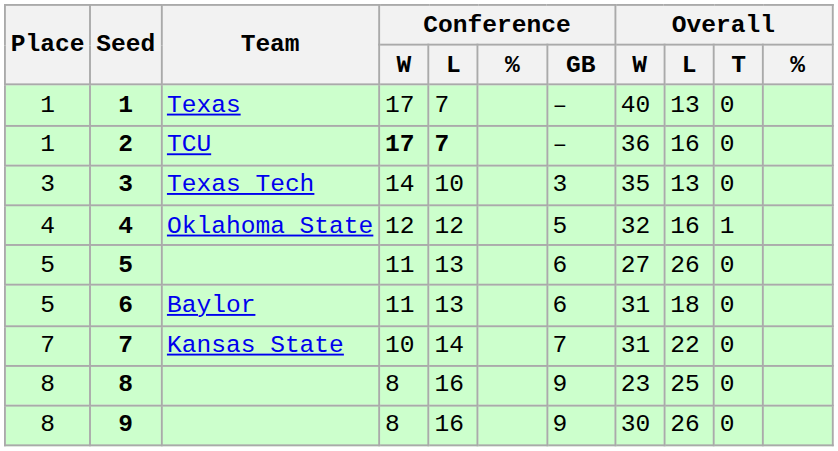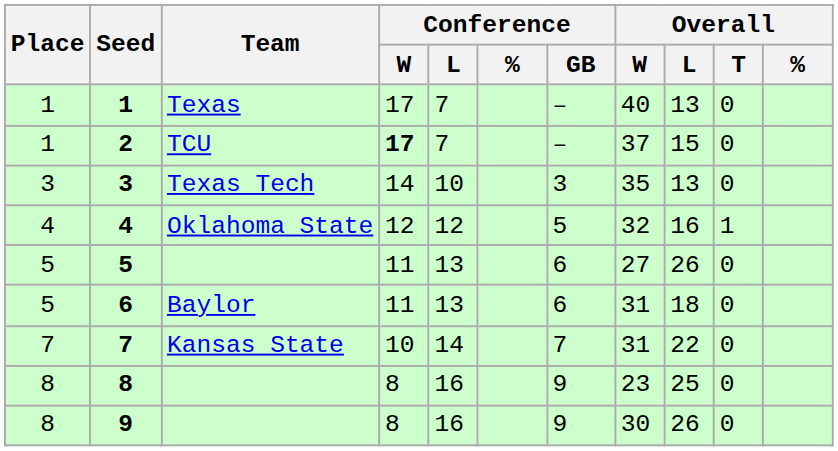(442, 145) bold -> (442, 145) normal
(636, 145) 36 -> (636, 145) 37
(685, 145) 16 -> (685, 145) 15
